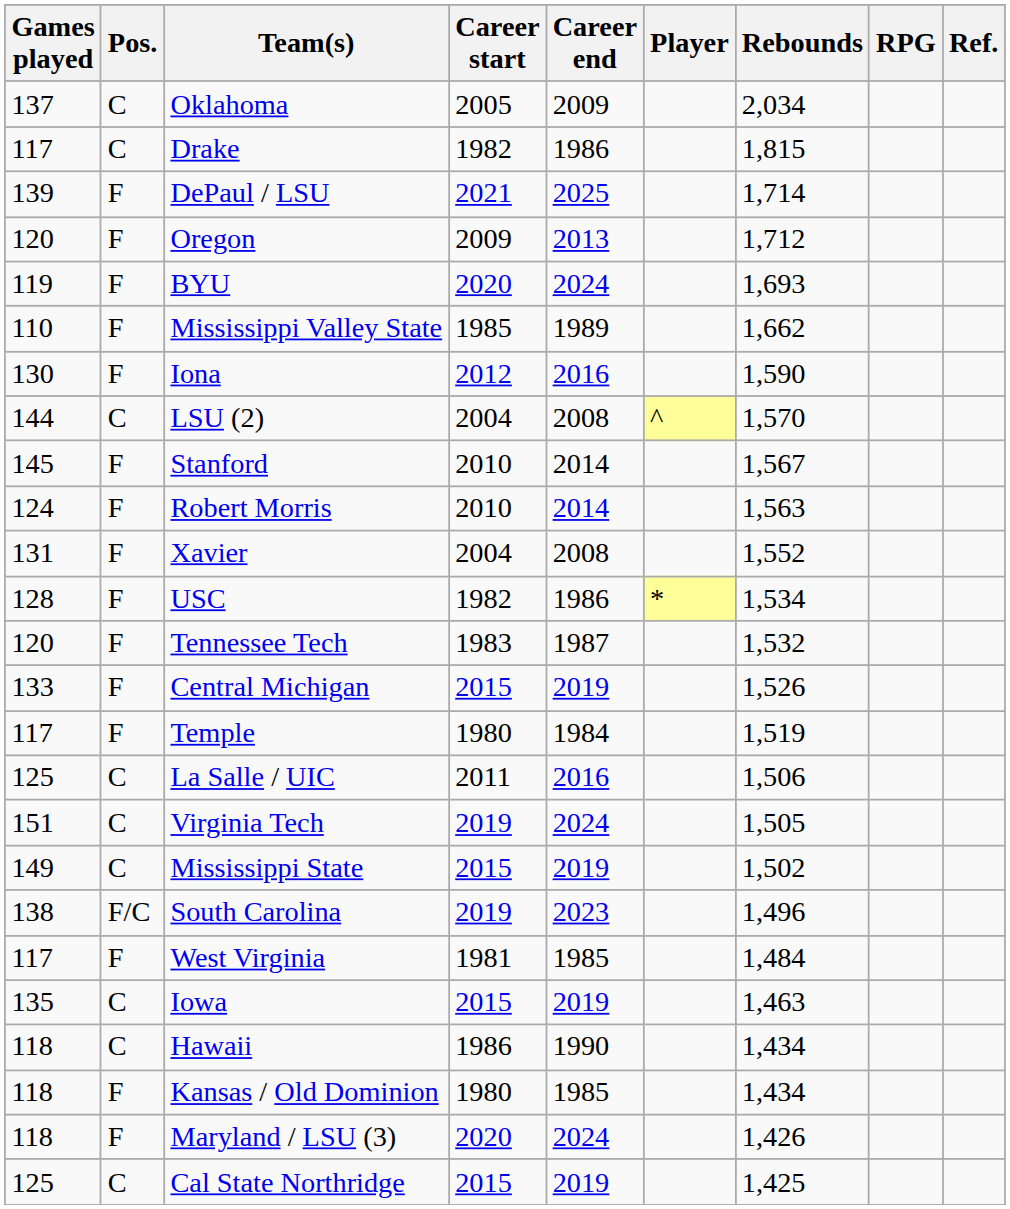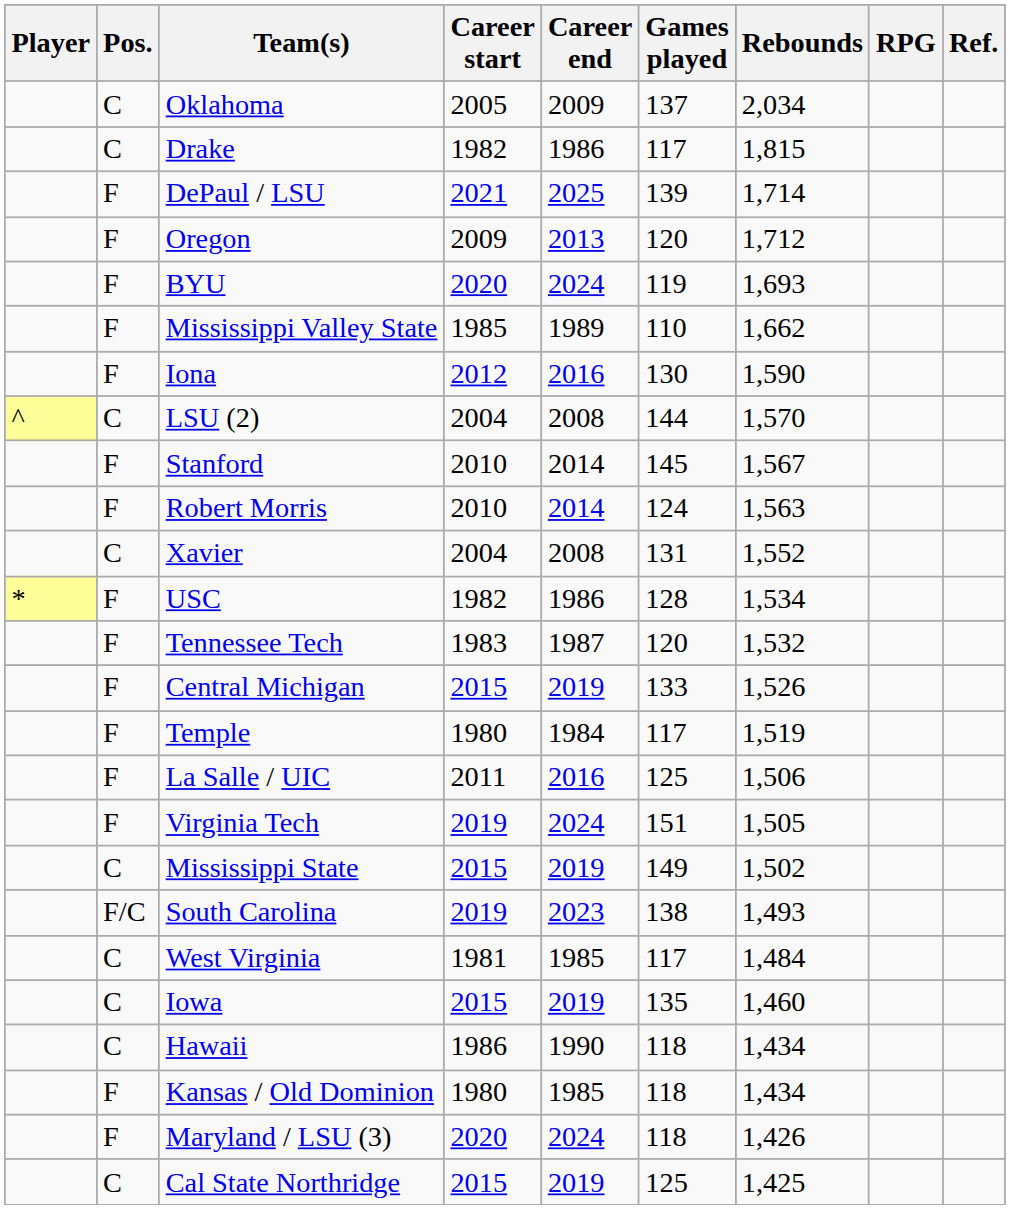columns swapped: (689, 42) <-> (53, 42)
(116, 552) F -> (113, 552) C
(117, 777) C -> (111, 777) F
(117, 822) C -> (111, 822) F
(774, 912) 1,496 -> (774, 912) 1,493
(116, 957) F -> (113, 957) C
(774, 1002) 1,463 -> (774, 1002) 1,460
